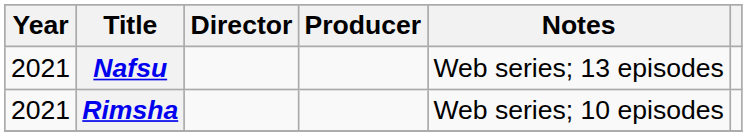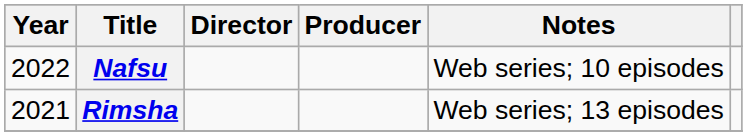(40, 67) 2021 -> (40, 67) 2022
(579, 67) Web series; 13 episodes -> (579, 67) Web series; 10 episodes
(579, 109) Web series; 10 episodes -> (579, 109) Web series; 13 episodes
